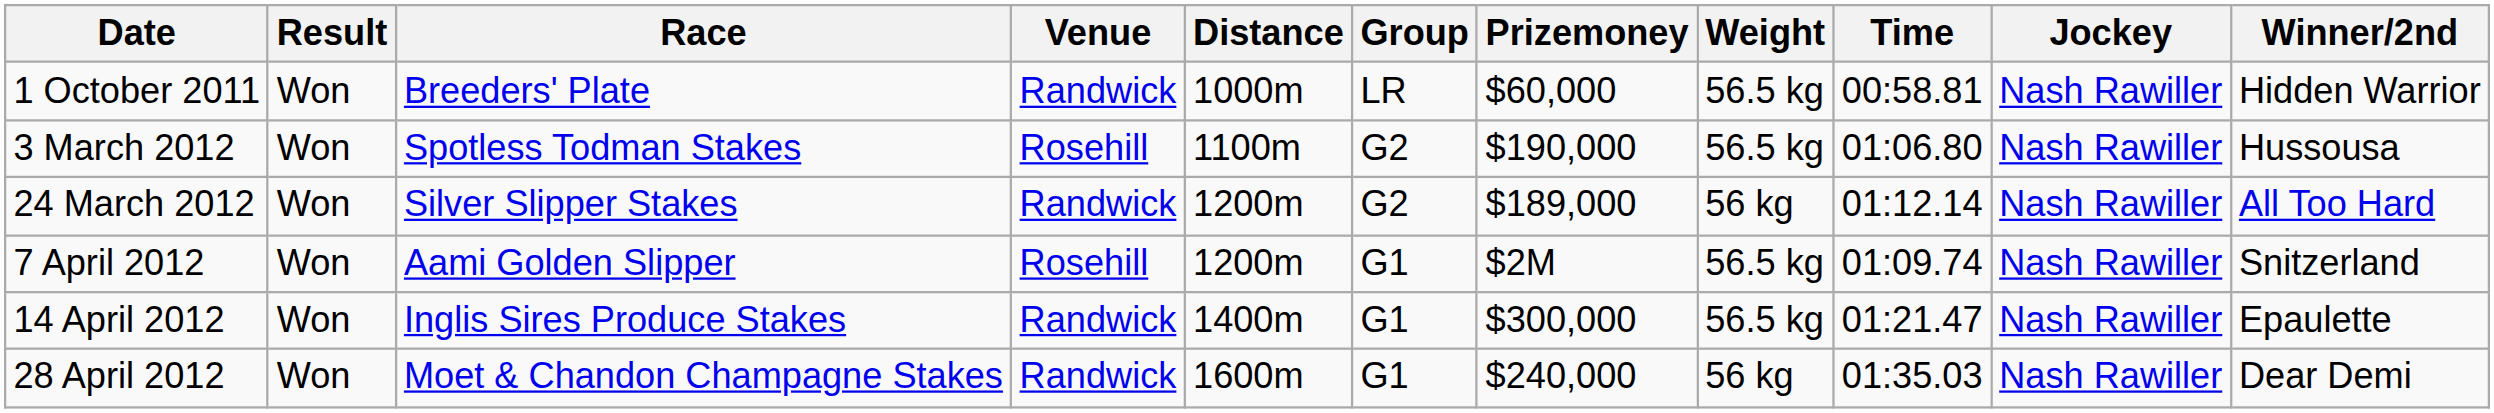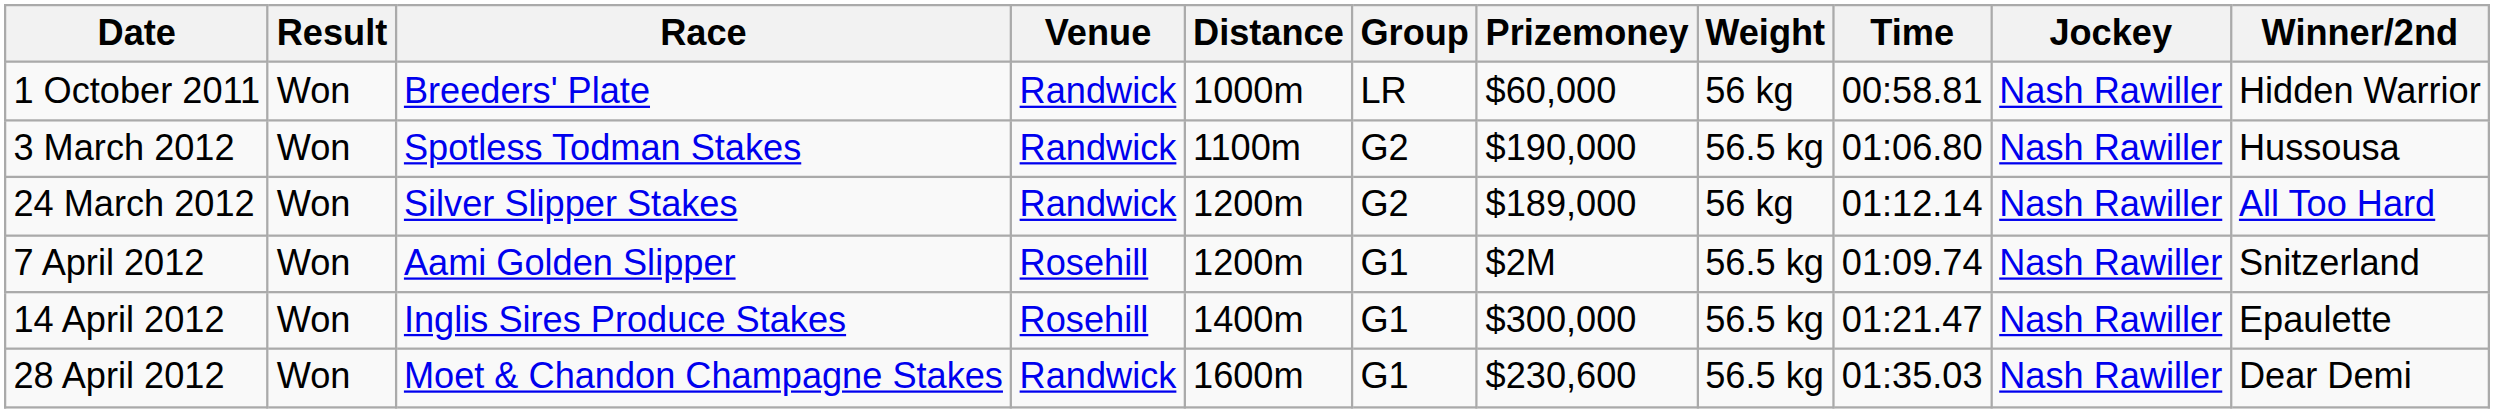(1765, 90) 56.5 kg -> (1749, 90) 56 kg
(1084, 147) Rosehill -> (1098, 147) Randwick
(1098, 319) Randwick -> (1084, 319) Rosehill
(1561, 377) $240,000 -> (1561, 377) $230,600
(1749, 377) 56 kg -> (1765, 377) 56.5 kg
